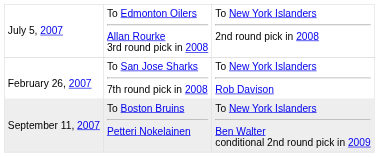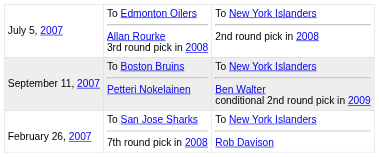rows swapped: (54, 125) <-> (50, 84)
